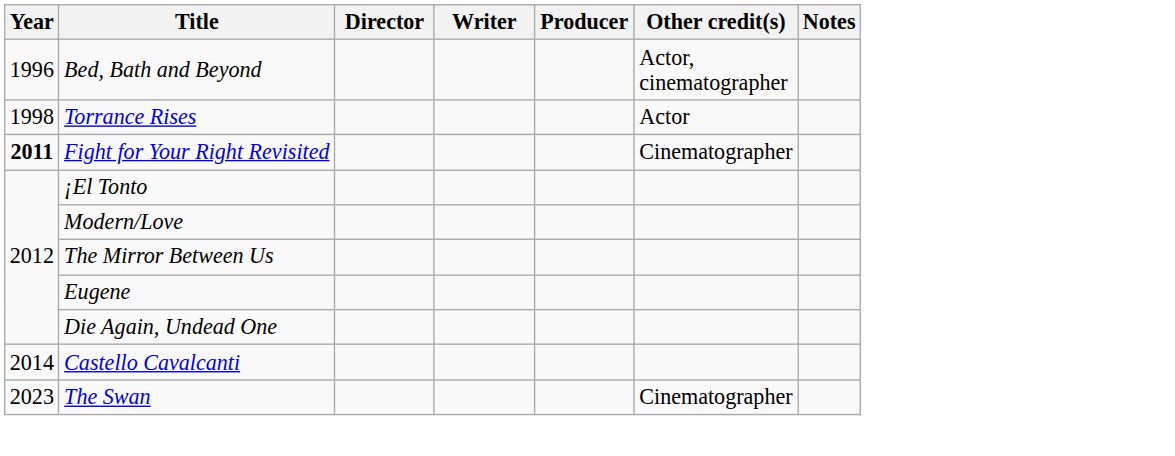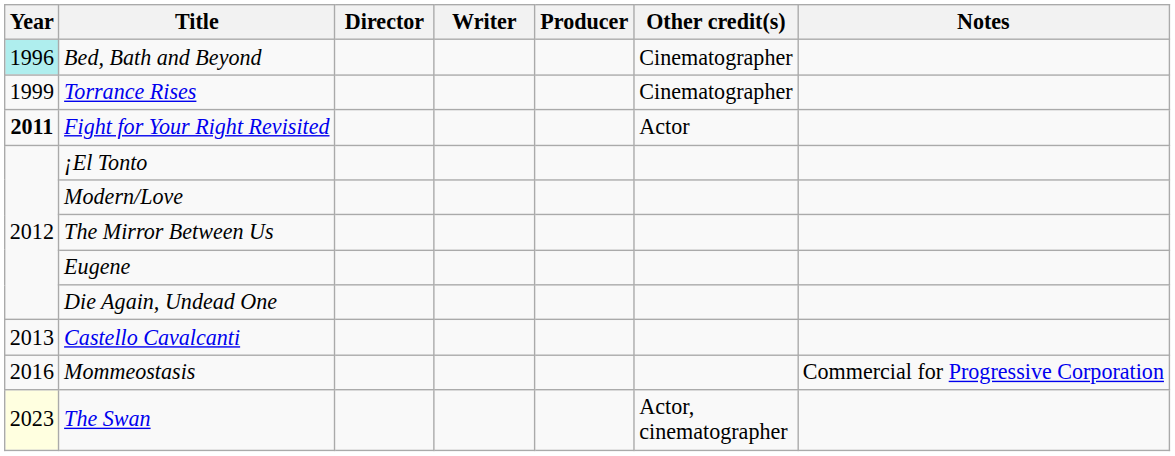(32, 69) no background -> (32, 57) paleturquoise background
(713, 69) Actor, cinematographer -> (716, 57) Cinematographer
(32, 116) 1998 -> (32, 92) 1999
(664, 116) Actor -> (716, 92) Cinematographer
(716, 151) Cinematographer -> (664, 127) Actor
(32, 362) 2014 -> (32, 337) 2013
+ row: (130, 372)
(32, 397) no background -> (32, 419) lightyellow background
(716, 397) Cinematographer -> (713, 419) Actor, cinematographer
